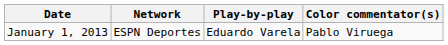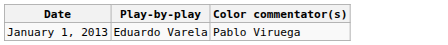- column: (157, 14)
